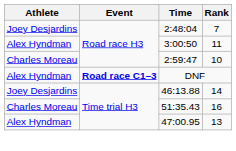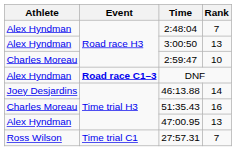(42, 28) Joey Desjardins -> (39, 28) Alex Hyndman
(217, 44) 11 -> (217, 44) 13
+ row: (180, 138)
